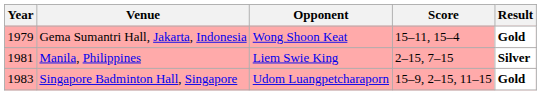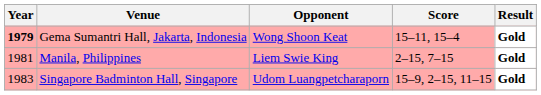(20, 36) normal -> (20, 36) bold
(514, 58) Silver -> (512, 58) Gold
